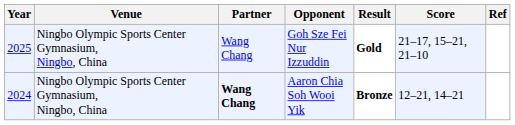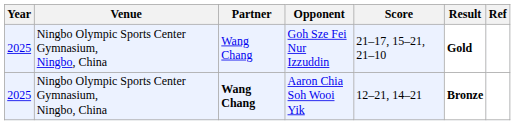columns swapped: (441, 14) <-> (374, 14)
(19, 96) 2024 -> (19, 96) 2025
